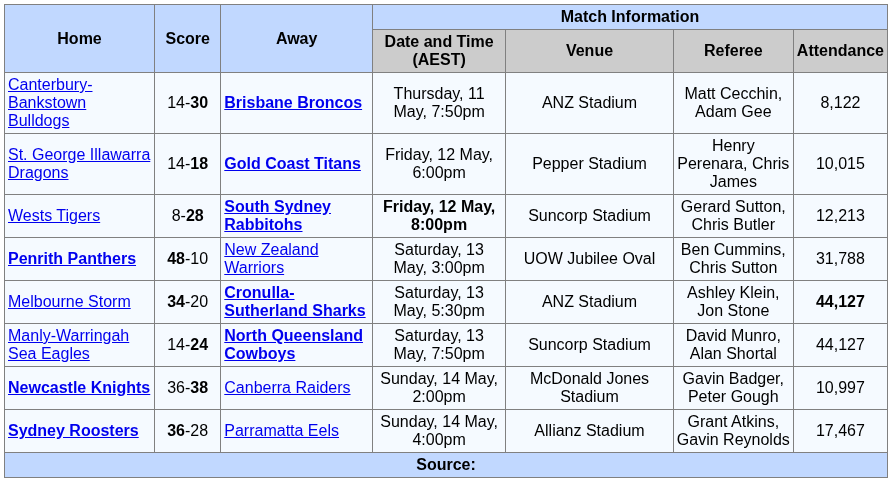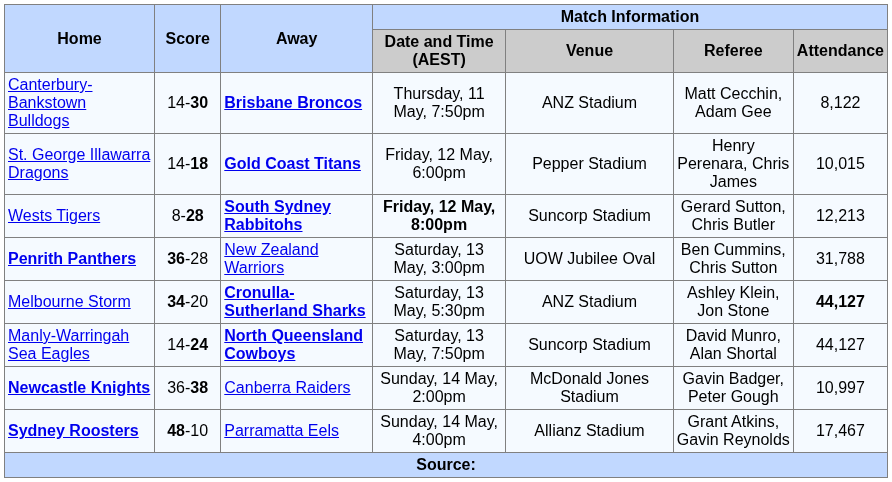(188, 258) 48-10 -> (188, 258) 36-28
(188, 430) 36-28 -> (188, 430) 48-10
